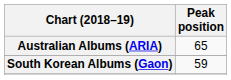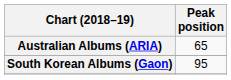(201, 64) 59 -> (201, 64) 95
